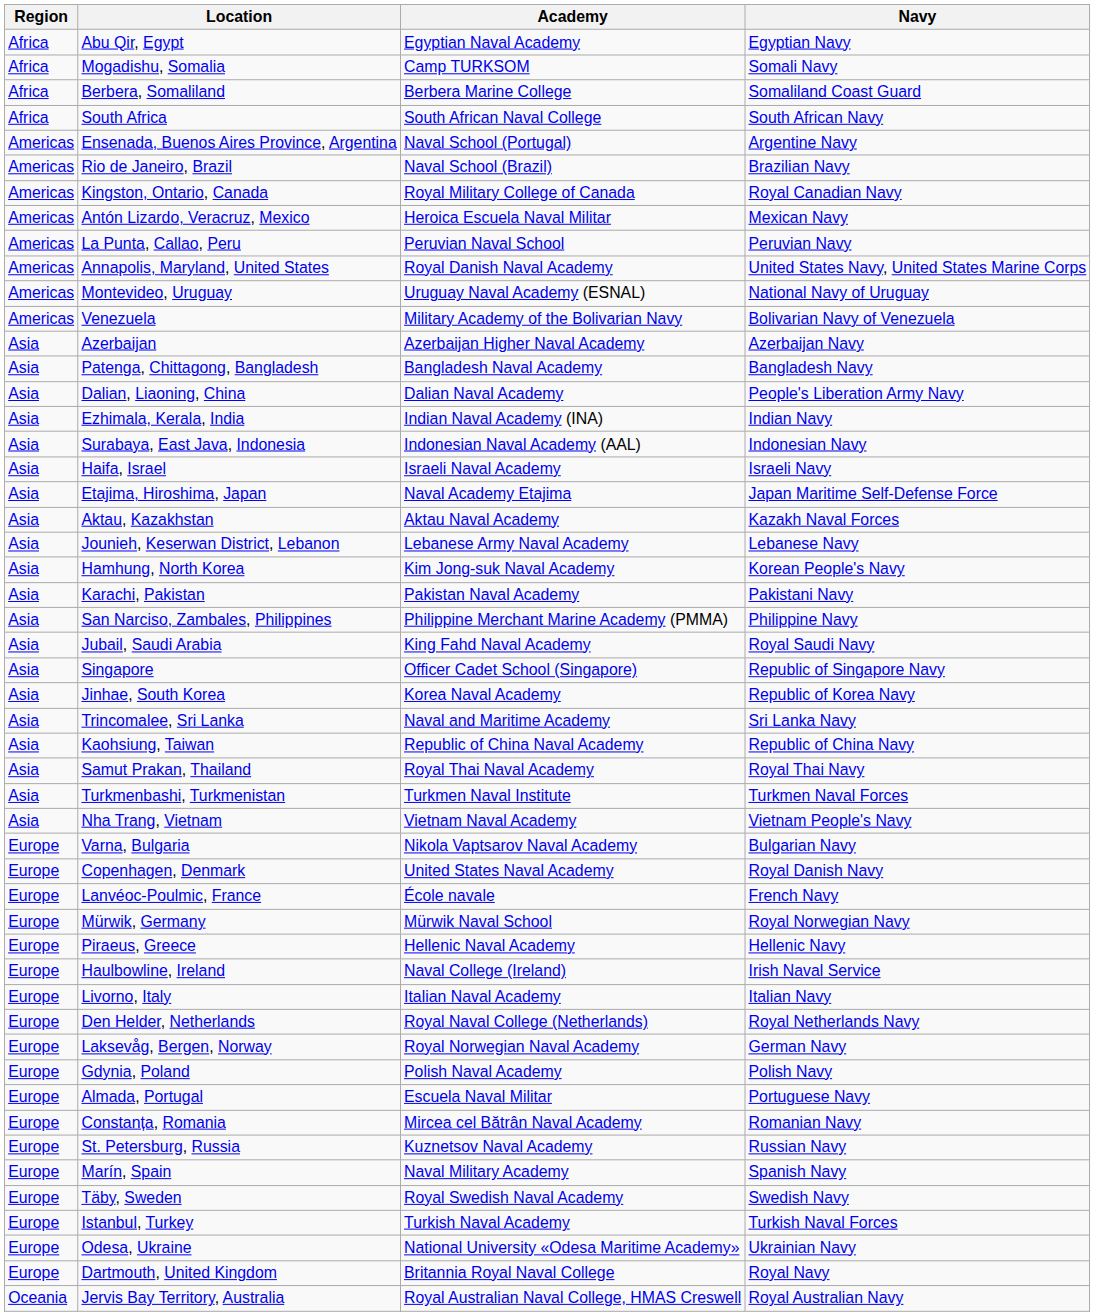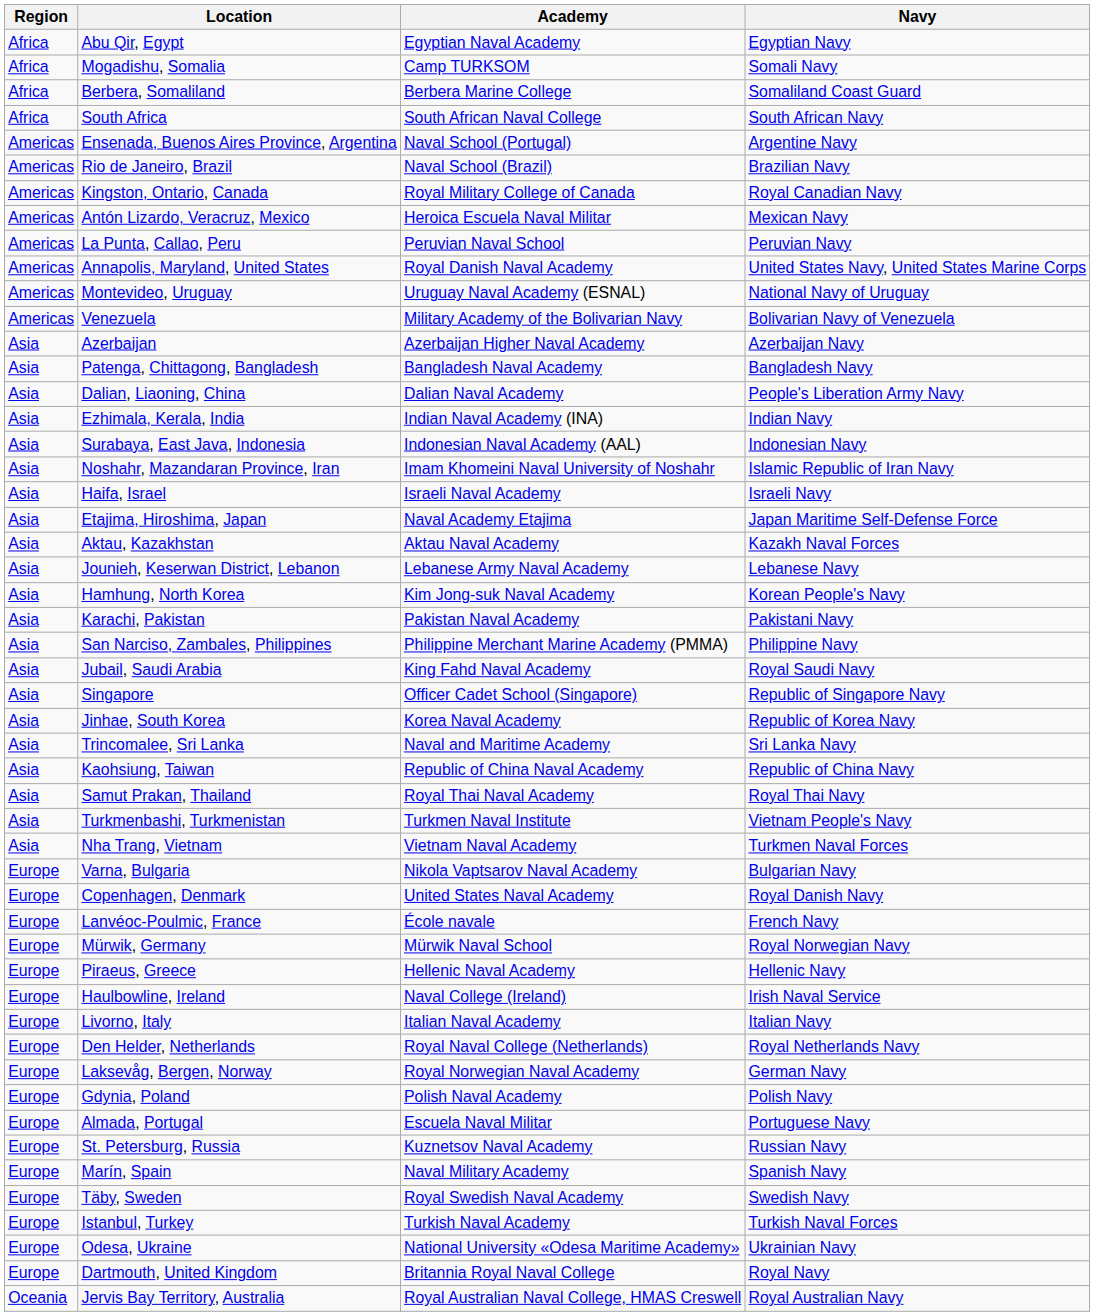+ row: (210, 469)
(828, 795) Turkmen Naval Forces -> (830, 820) Vietnam People's Navy
(830, 820) Vietnam People's Navy -> (828, 846) Turkmen Naval Forces
- row: (154, 1122)
